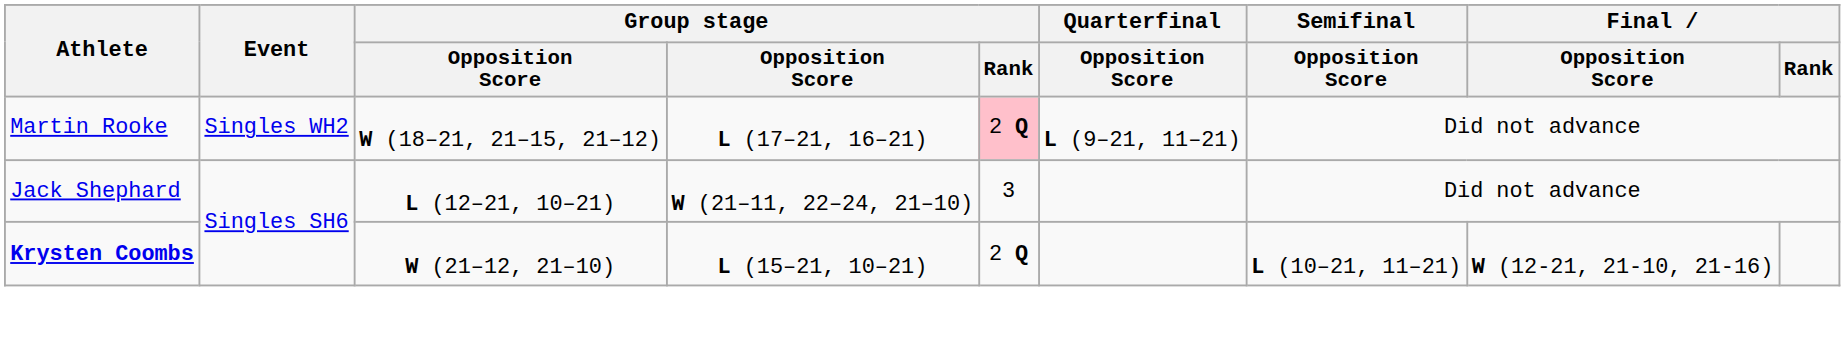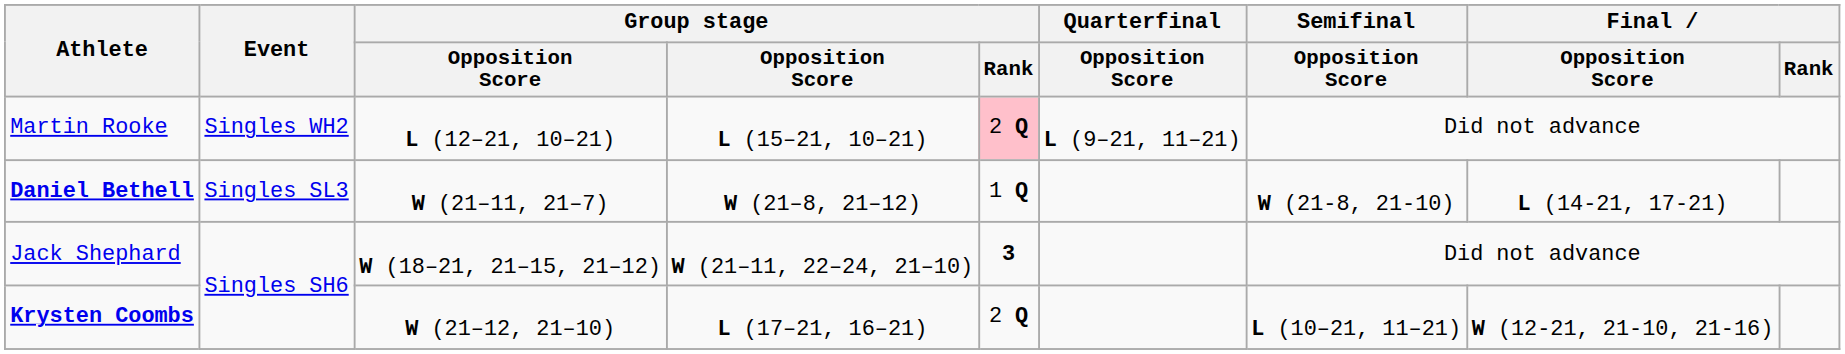(510, 141) W (18–21, 21–15, 21–12) -> (510, 141) L (12–21, 10–21)
(822, 141) L (17–21, 16–21) -> (822, 141) L (15–21, 10–21)
+ row: (102, 191)
(510, 204) L (12–21, 10–21) -> (510, 267) W (18–21, 21–15, 21–12)
(1009, 191) normal -> (1009, 254) bold
(822, 267) L (15–21, 10–21) -> (822, 330) L (17–21, 16–21)
